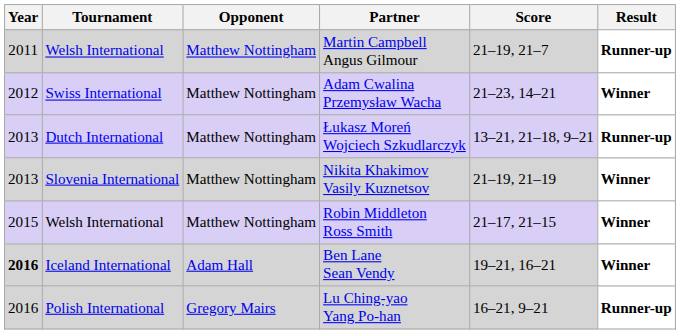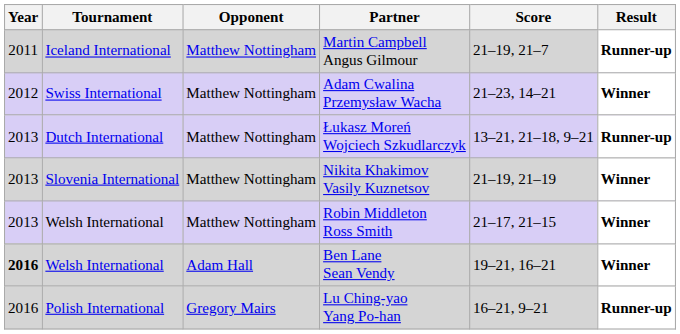(105, 51) Welsh International -> (108, 51) Iceland International
(23, 222) 2015 -> (23, 222) 2013
(108, 265) Iceland International -> (105, 265) Welsh International
